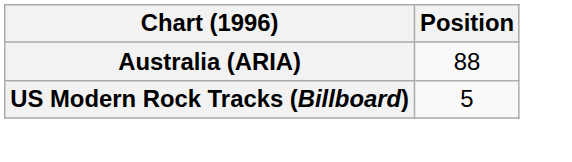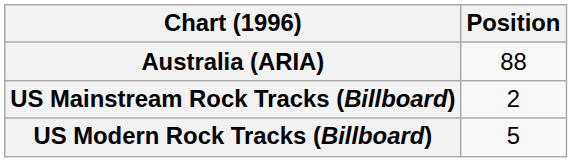+ row: (233, 99)
